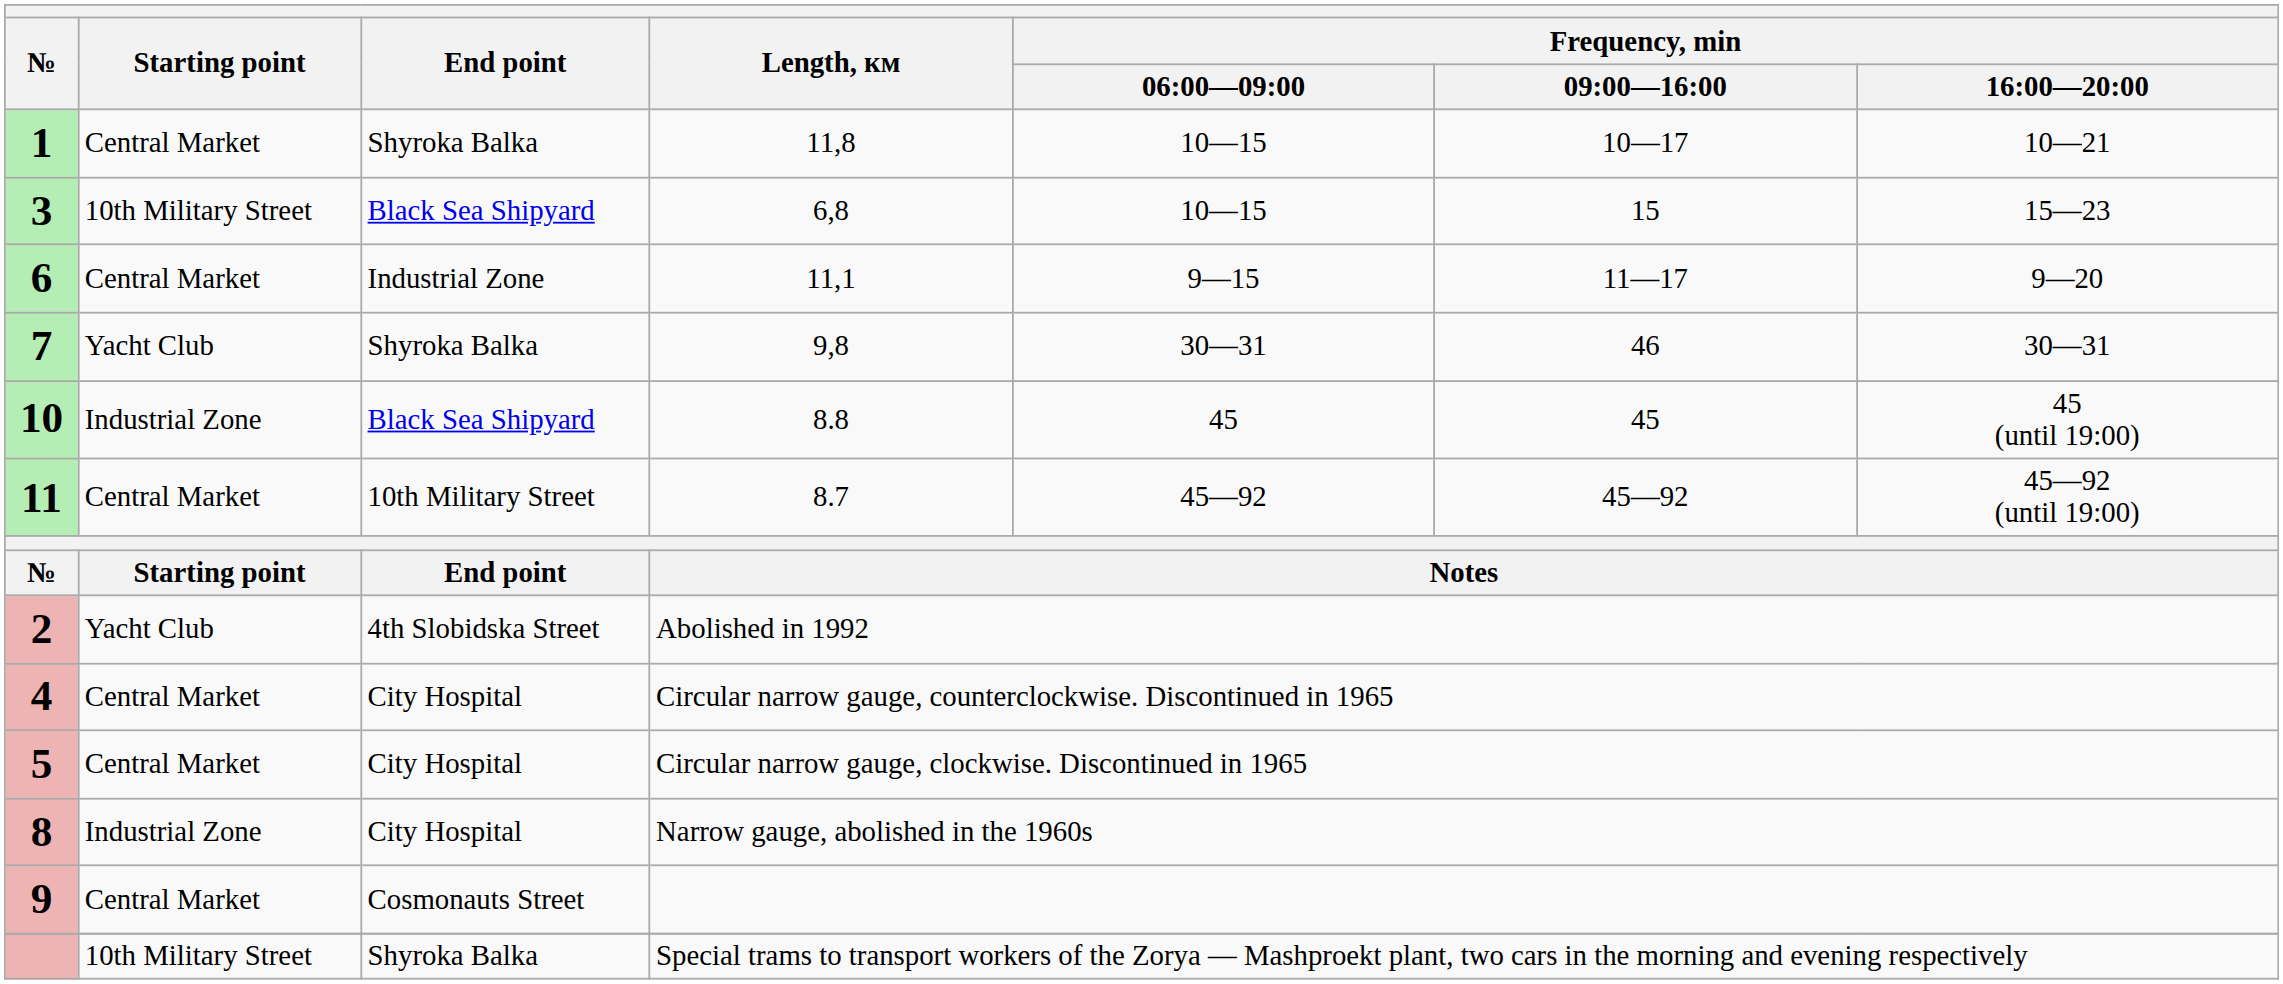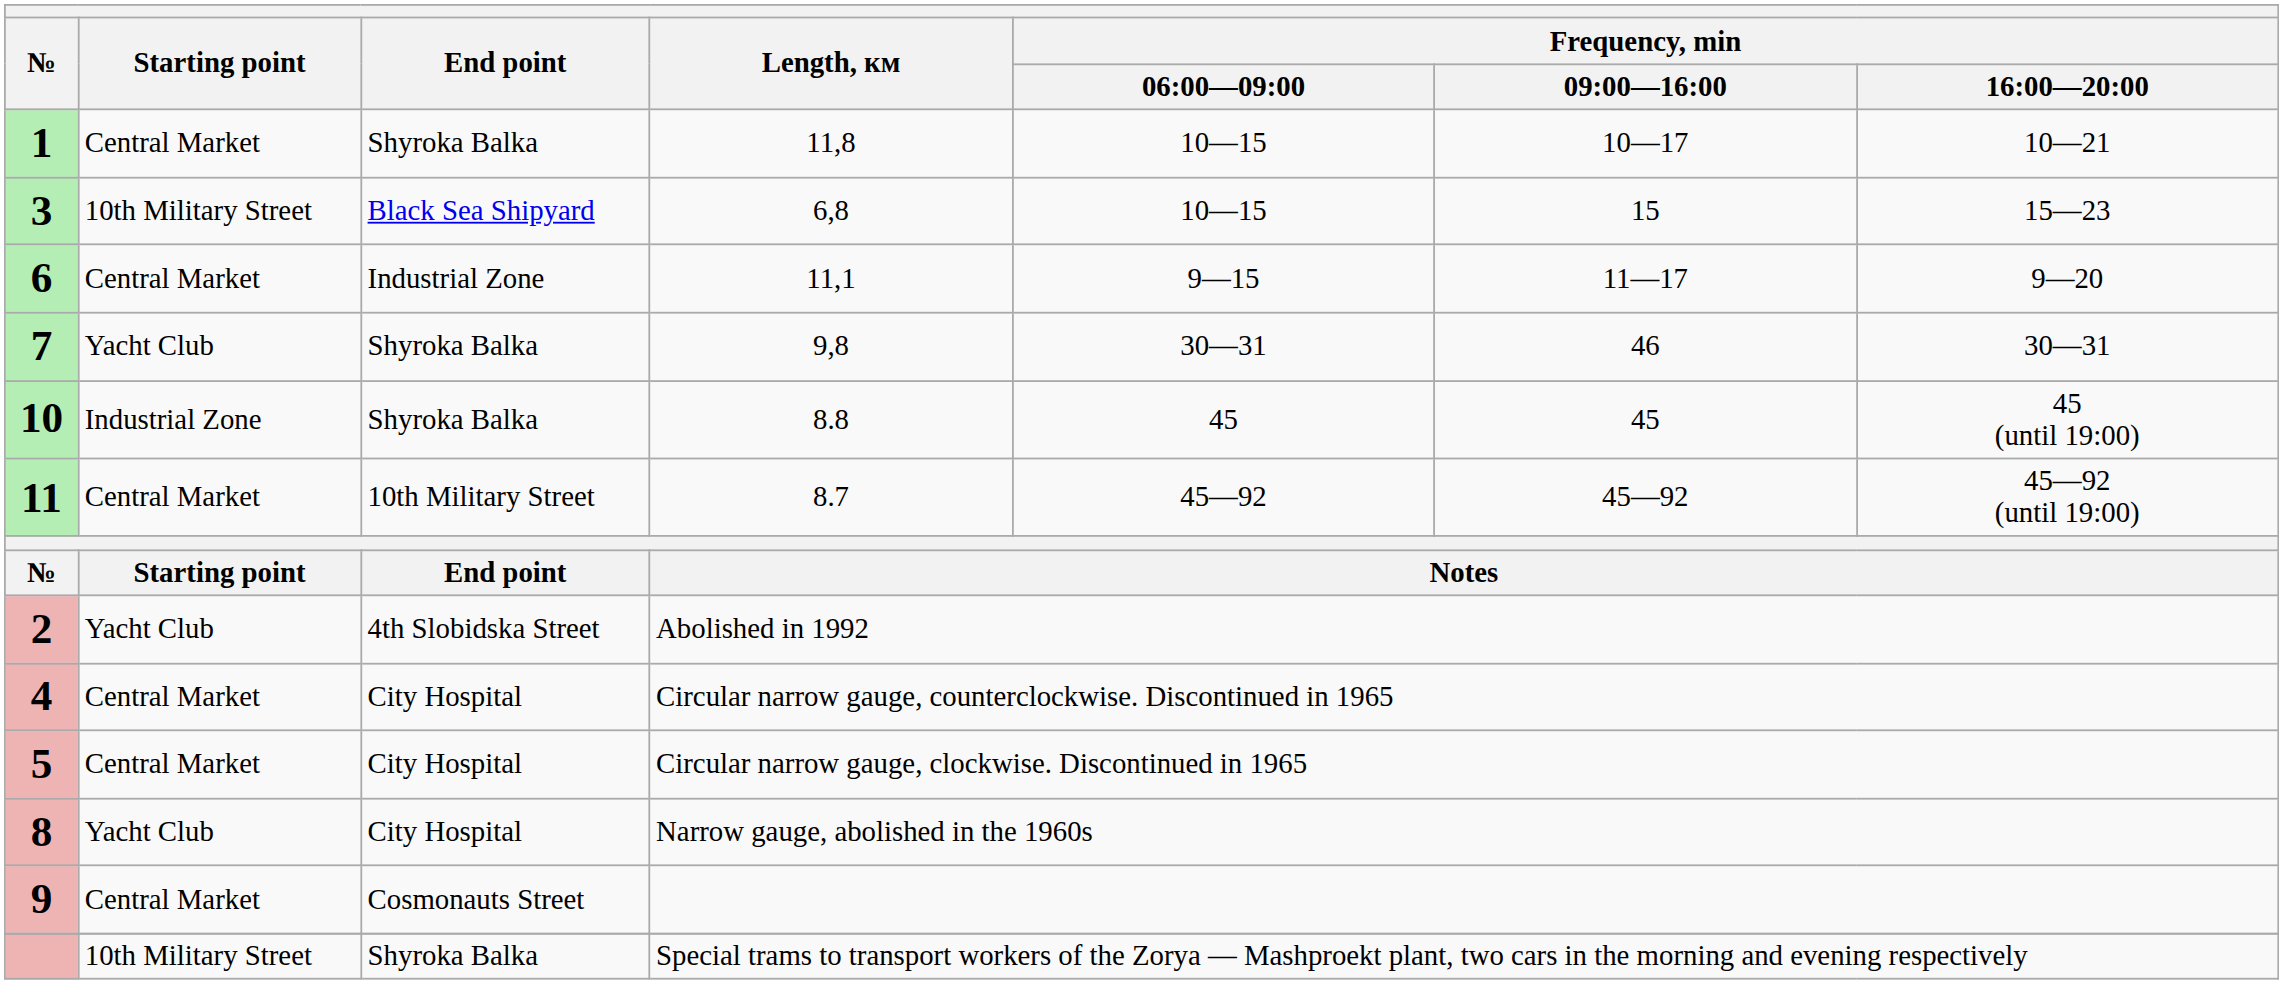(481, 418) Black Sea Shipyard -> (453, 418) Shyroka Balka
(173, 831) Industrial Zone -> (149, 831) Yacht Club
